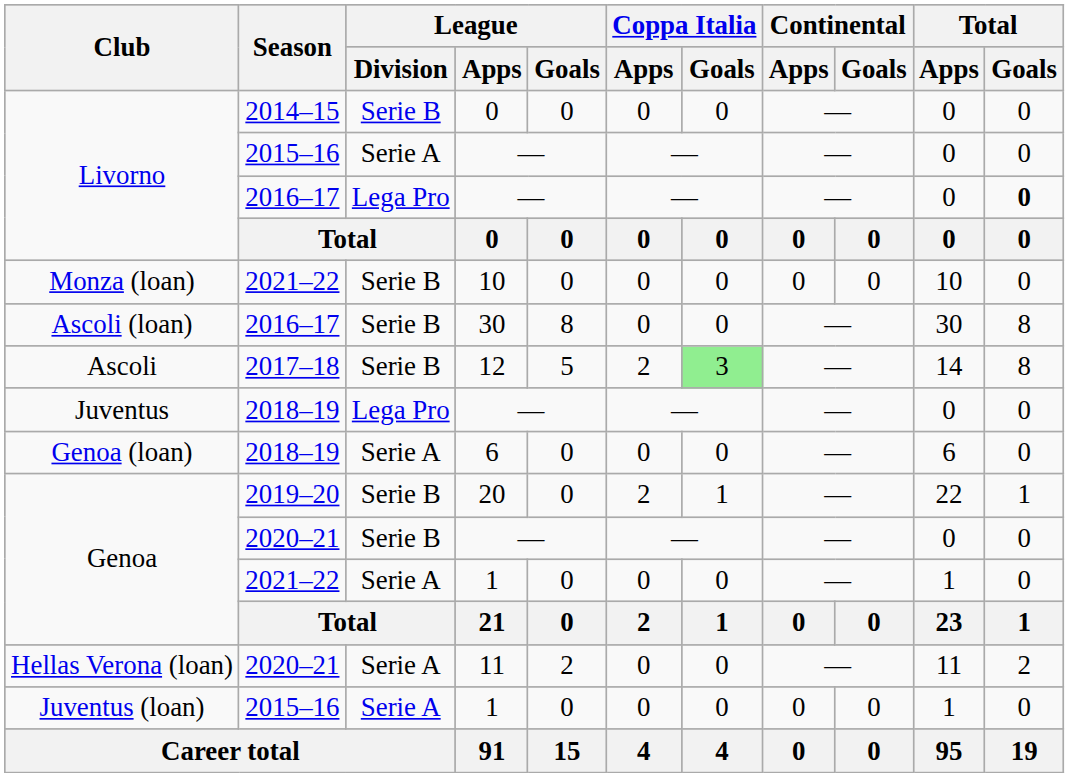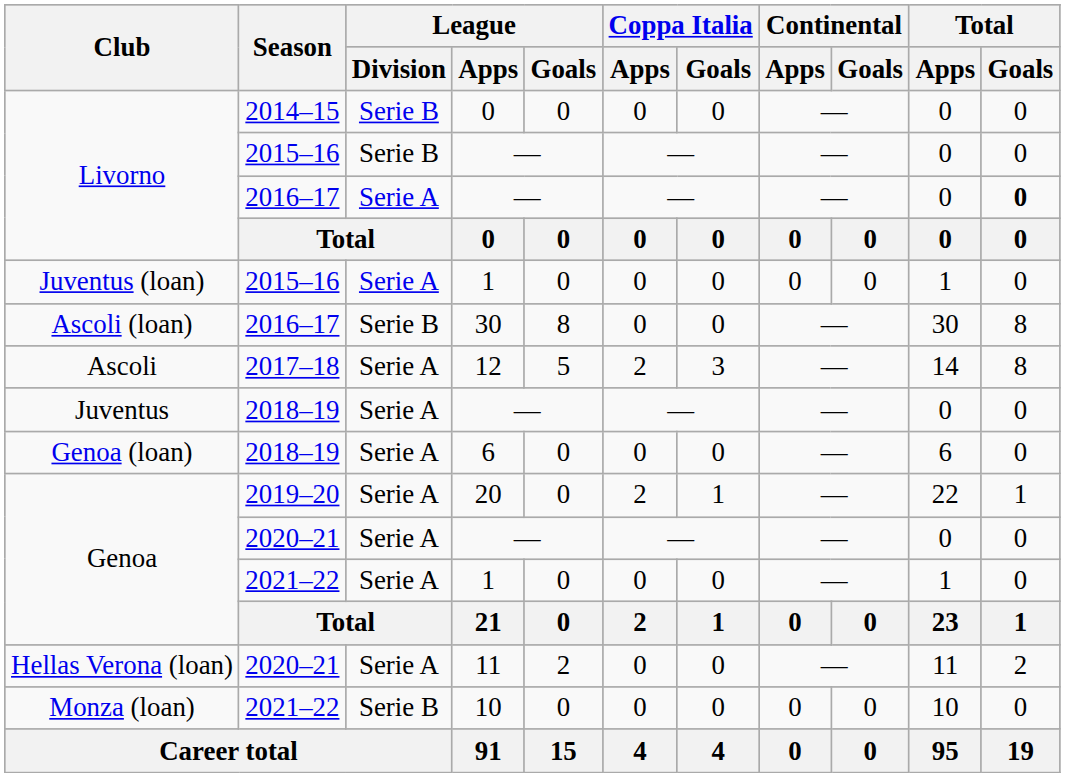(401, 153) Serie A -> (399, 153) Serie B
(401, 196) Lega Pro -> (399, 196) Serie A
rows swapped: (122, 707) <-> (122, 281)
(401, 366) Serie B -> (399, 366) Serie A
(722, 366) lightgreen background -> (718, 366) no background
(401, 409) Lega Pro -> (399, 409) Serie A
(401, 494) Serie B -> (399, 494) Serie A
(401, 537) Serie B -> (399, 537) Serie A
